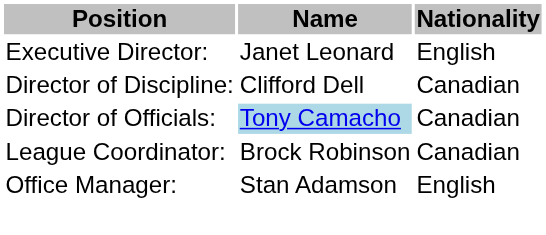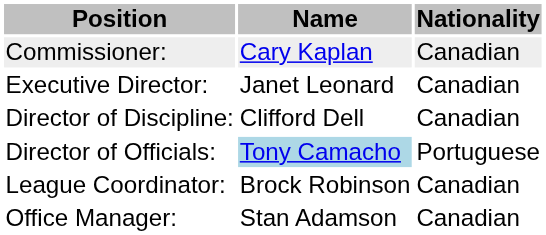+ row: (86, 52)
(456, 52) English -> (468, 85) Canadian
(468, 118) Canadian -> (478, 151) Portuguese
(456, 184) English -> (468, 218) Canadian
